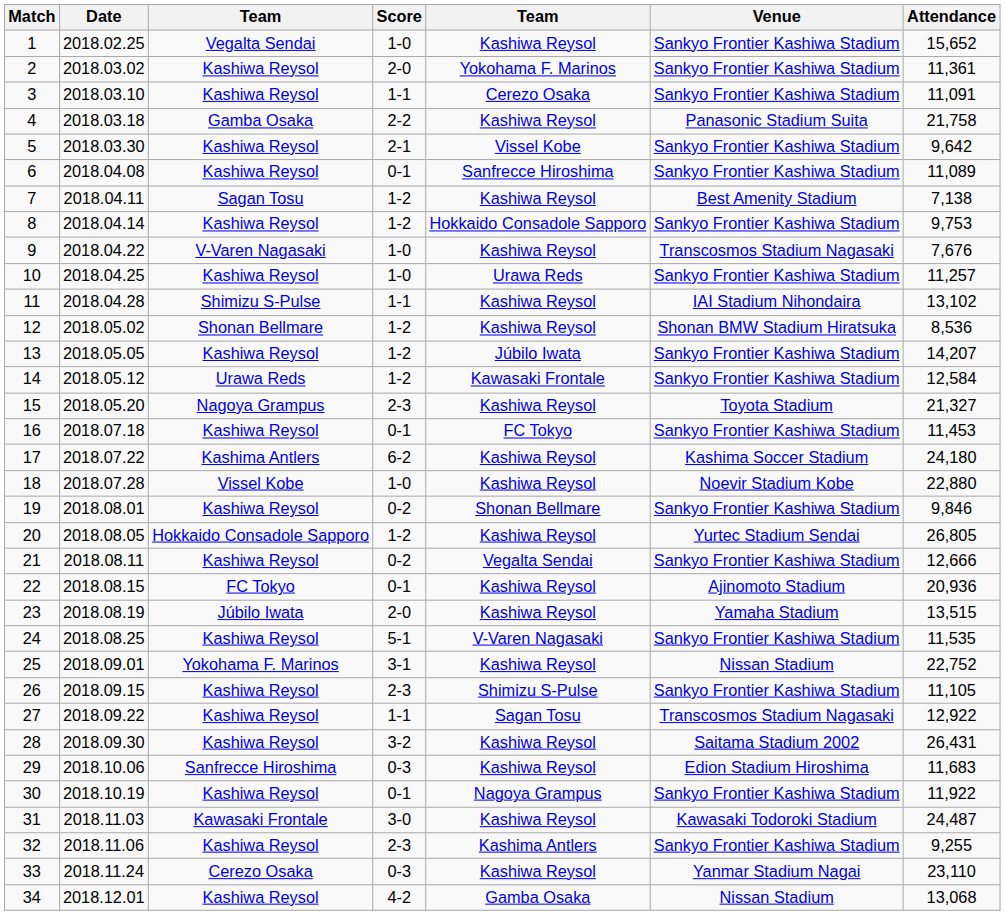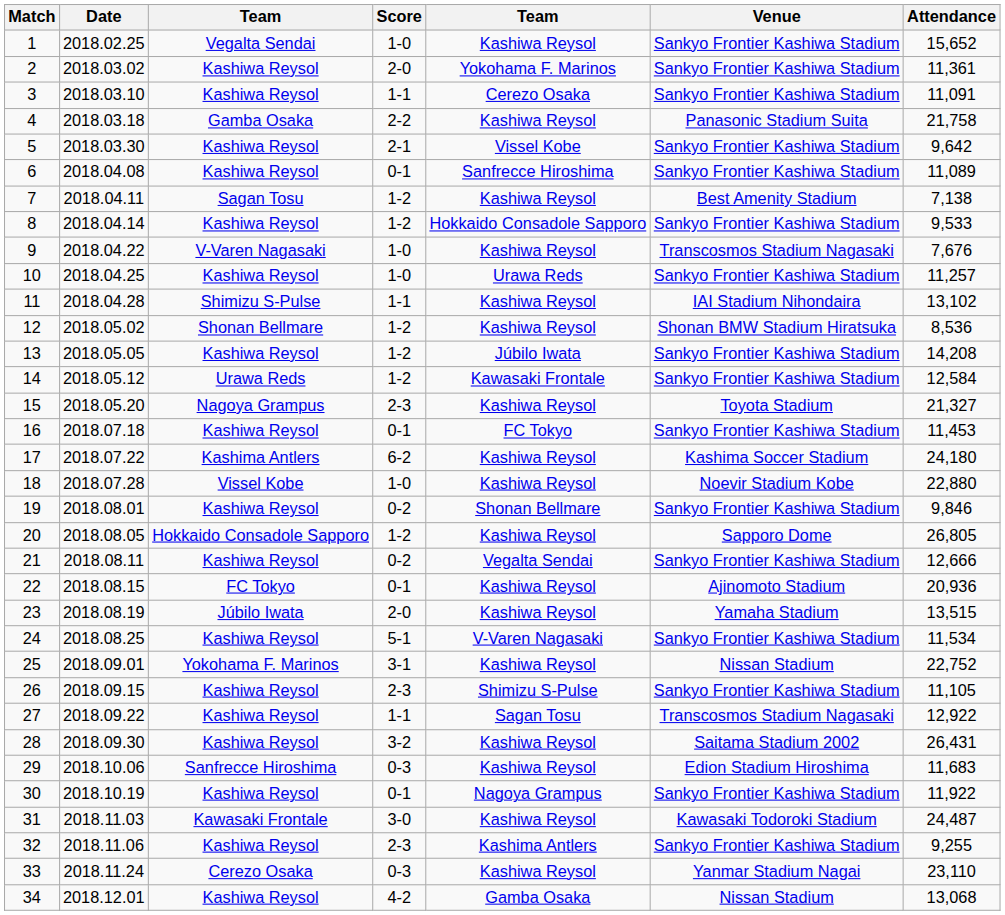(952, 224) 9,753 -> (952, 224) 9,533
(952, 353) 14,207 -> (952, 353) 14,208
(777, 535) Yurtec Stadium Sendai -> (777, 535) Sapporo Dome
(952, 638) 11,535 -> (952, 638) 11,534
